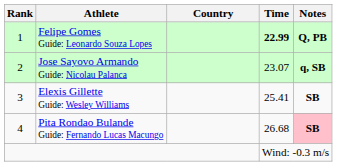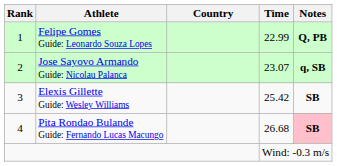(277, 37) bold -> (277, 37) normal
(277, 98) 25.41 -> (277, 98) 25.42
